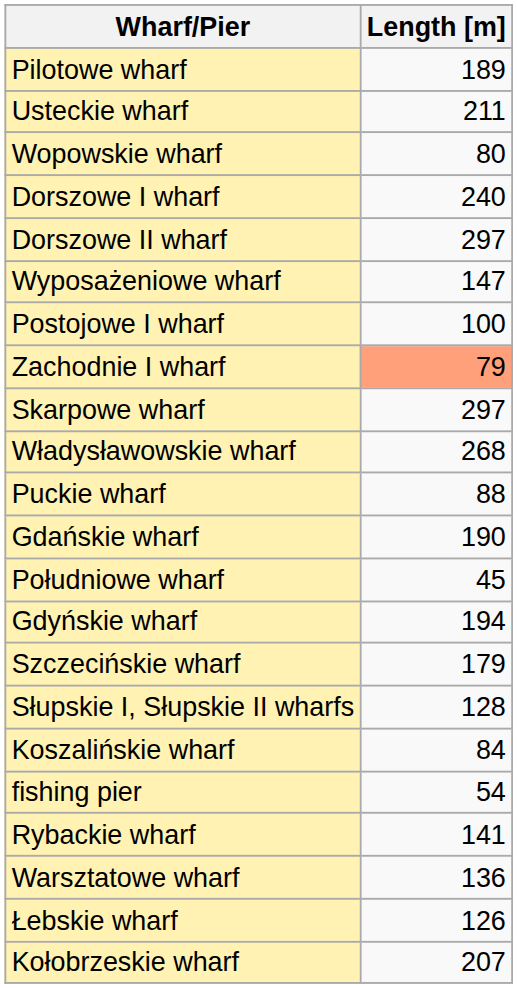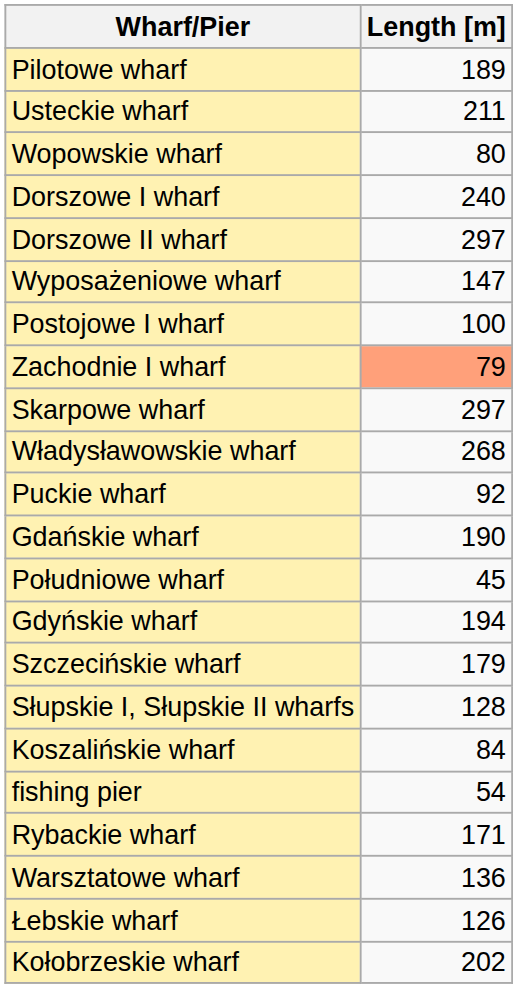(491, 494) 88 -> (491, 494) 92
(483, 835) 141 -> (483, 835) 171
(483, 962) 207 -> (483, 962) 202
